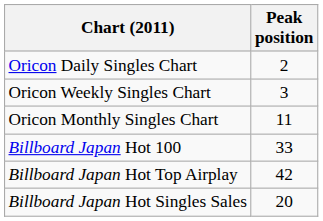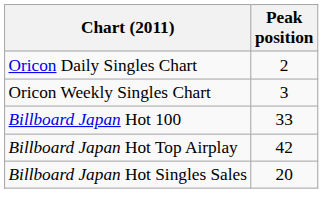- row: (113, 119)
